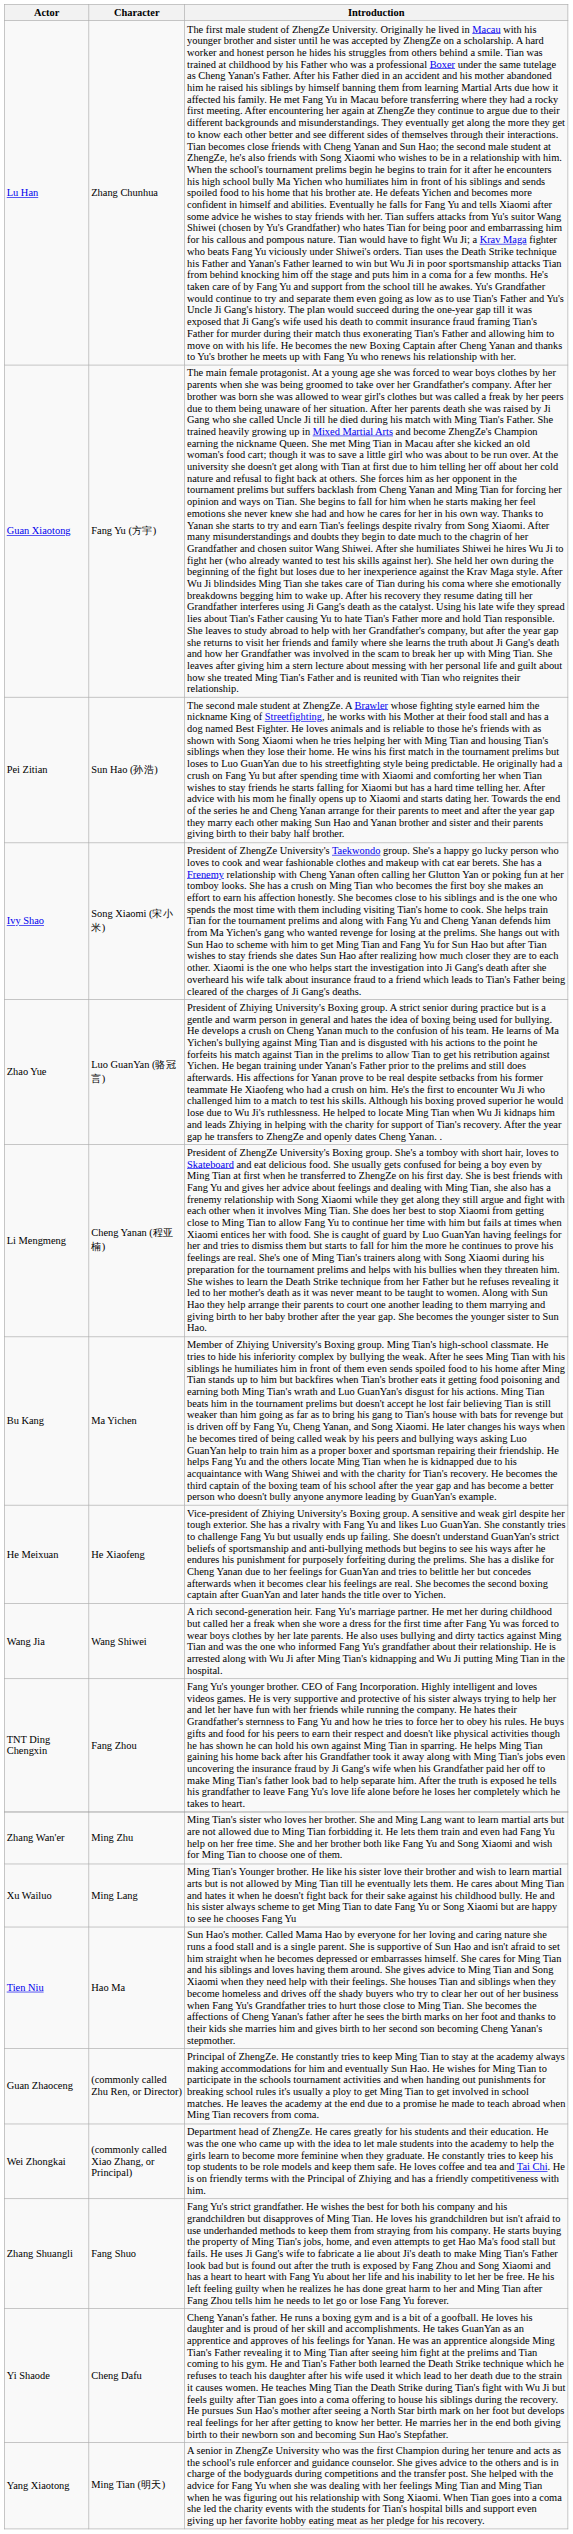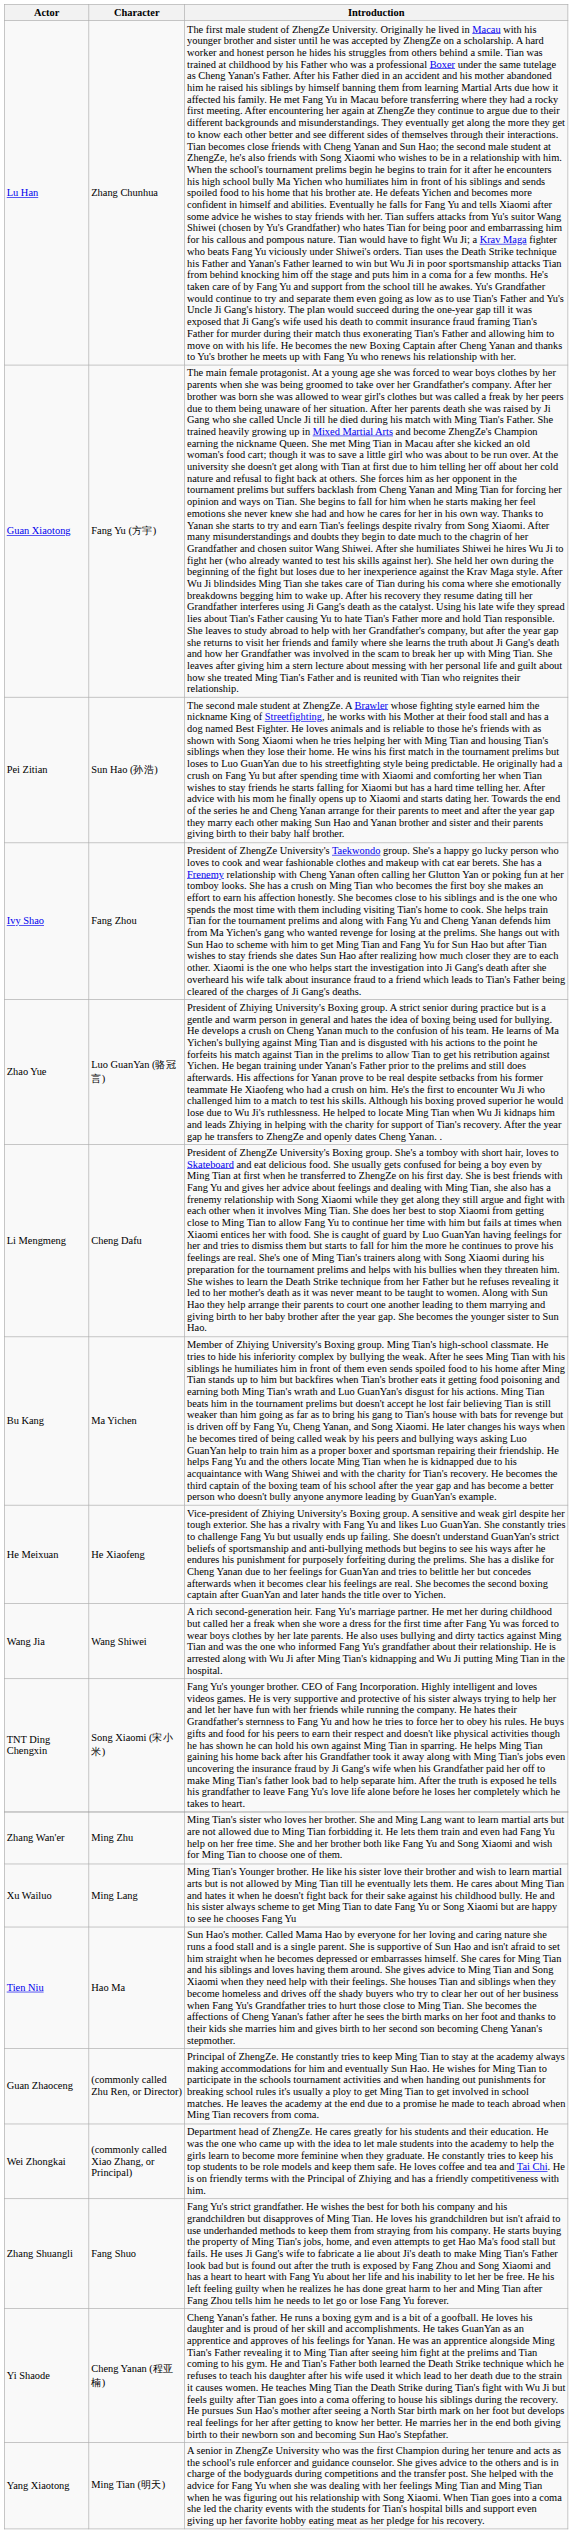(132, 920) Song Xiaomi (宋小米) -> (114, 921) Fang Zhou
(132, 1240) Cheng Yanan (程亚楠) -> (117, 1240) Cheng Dafu
(114, 1745) Fang Zhou -> (132, 1745) Song Xiaomi (宋小米)
(117, 2375) Cheng Dafu -> (132, 2375) Cheng Yanan (程亚楠)
